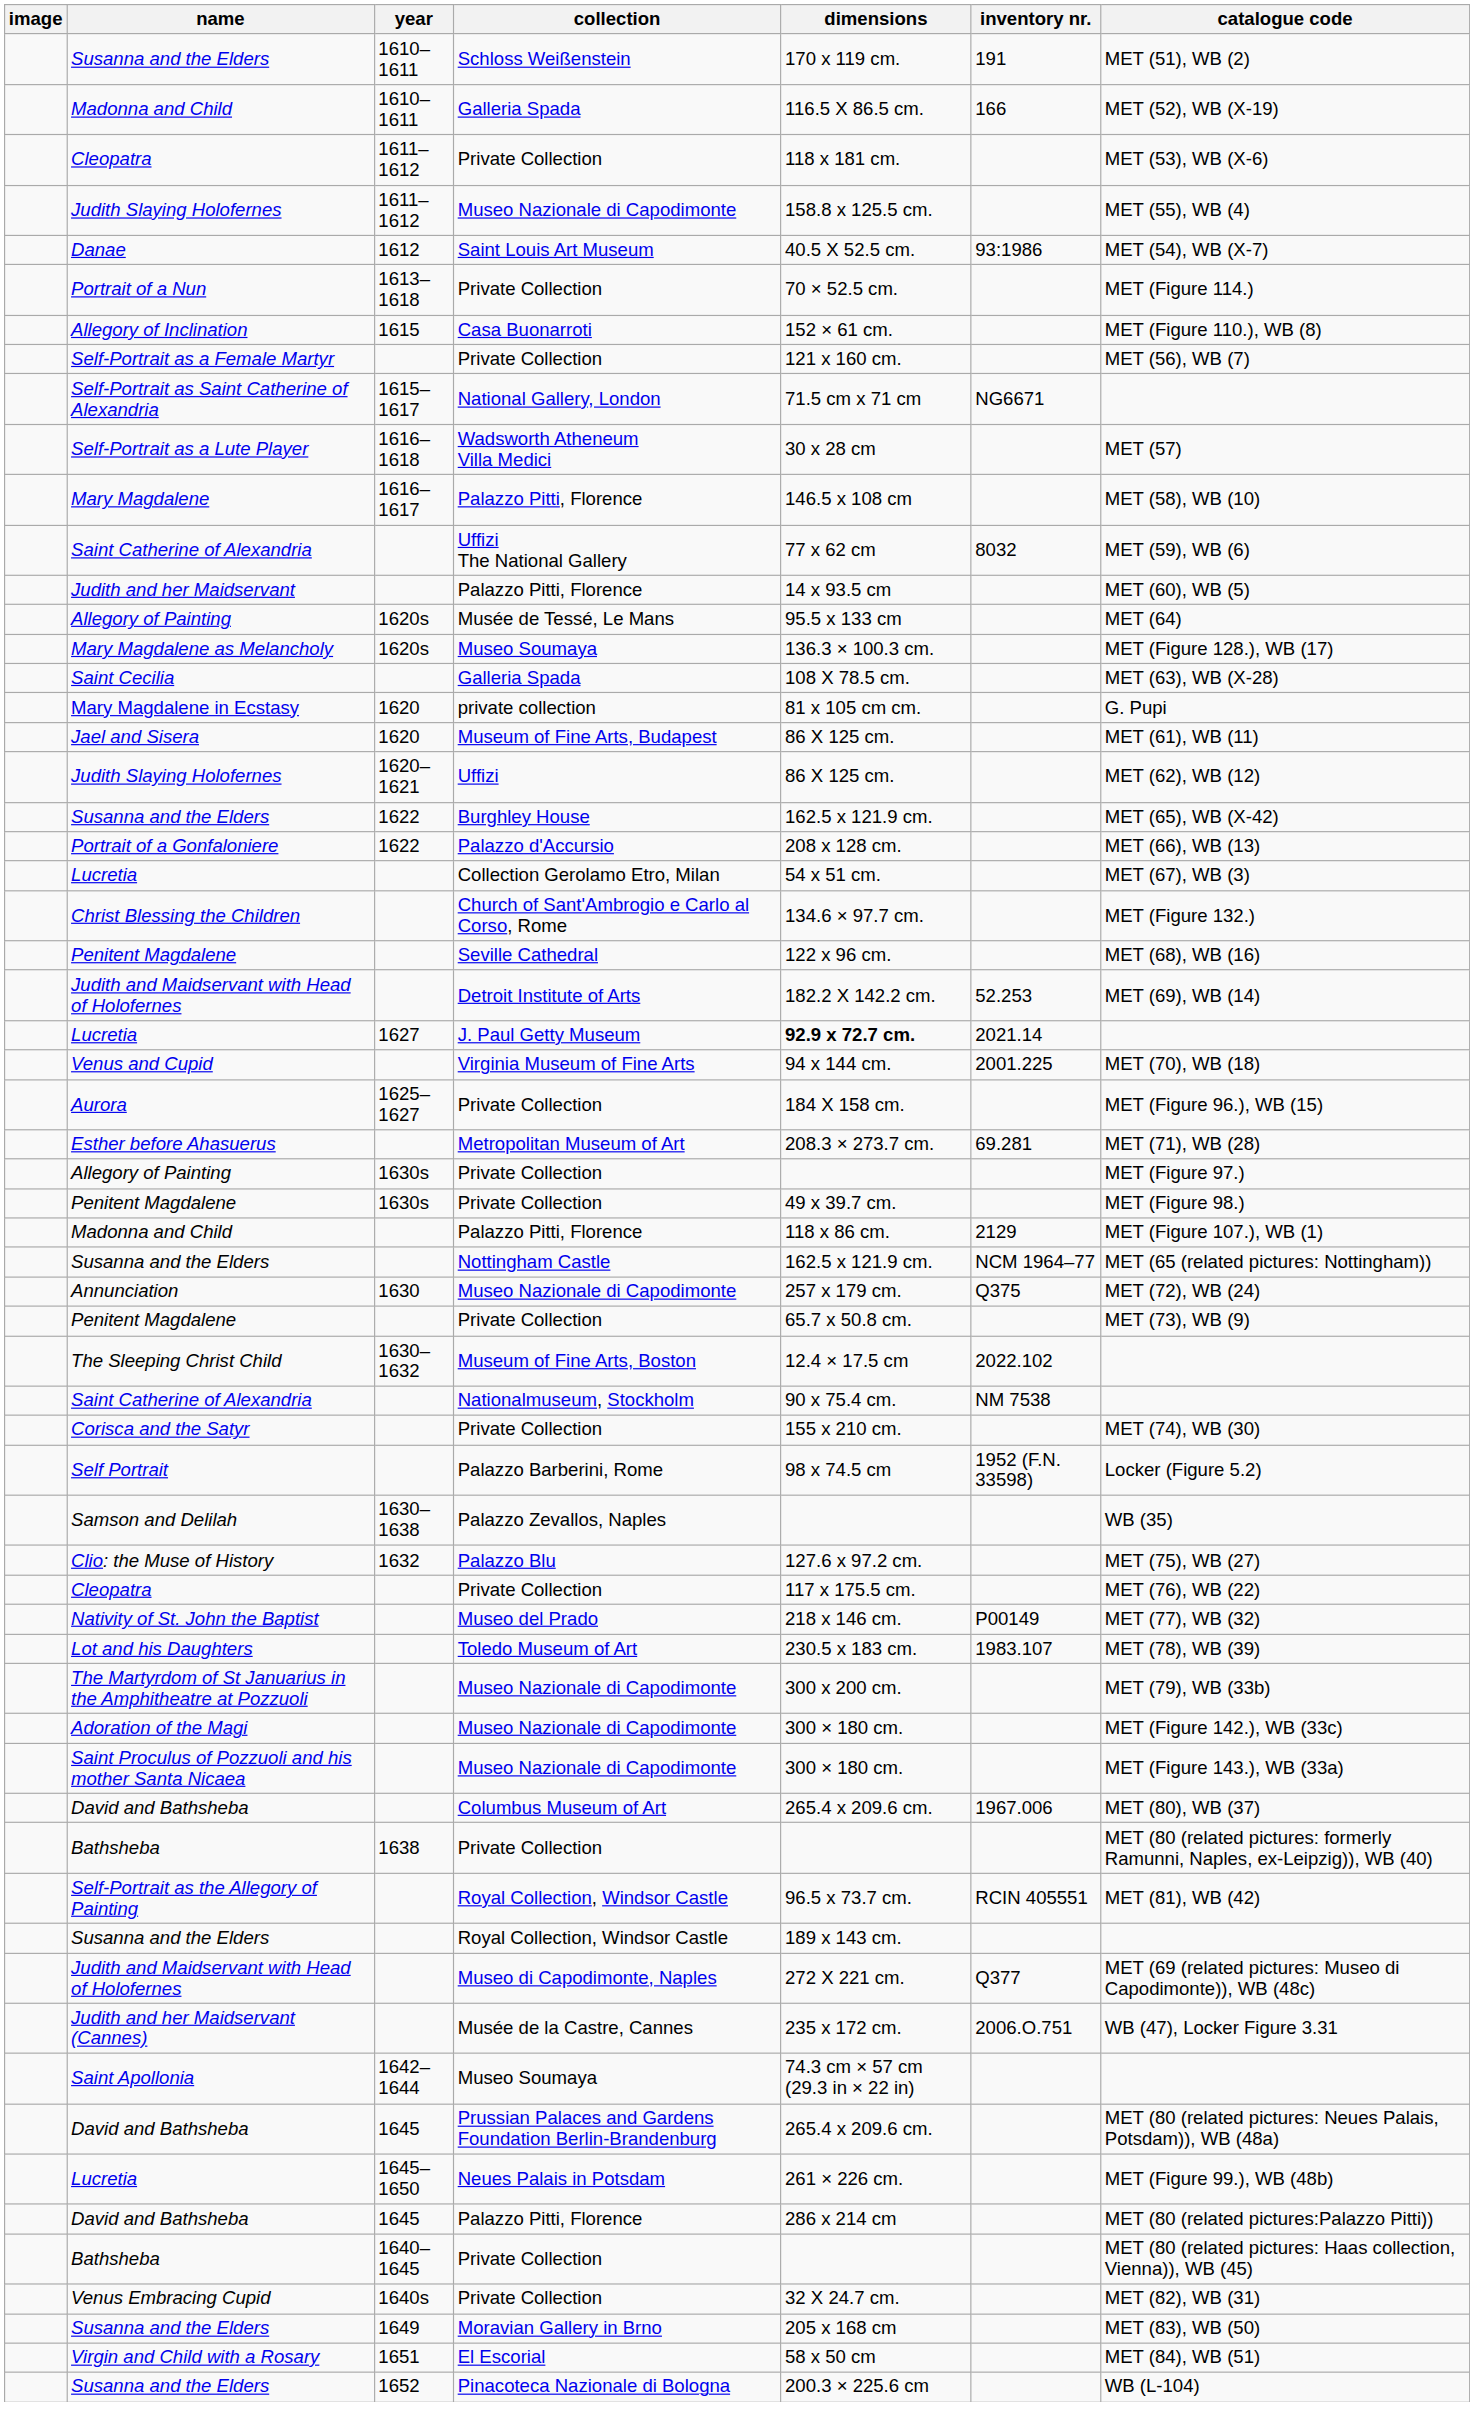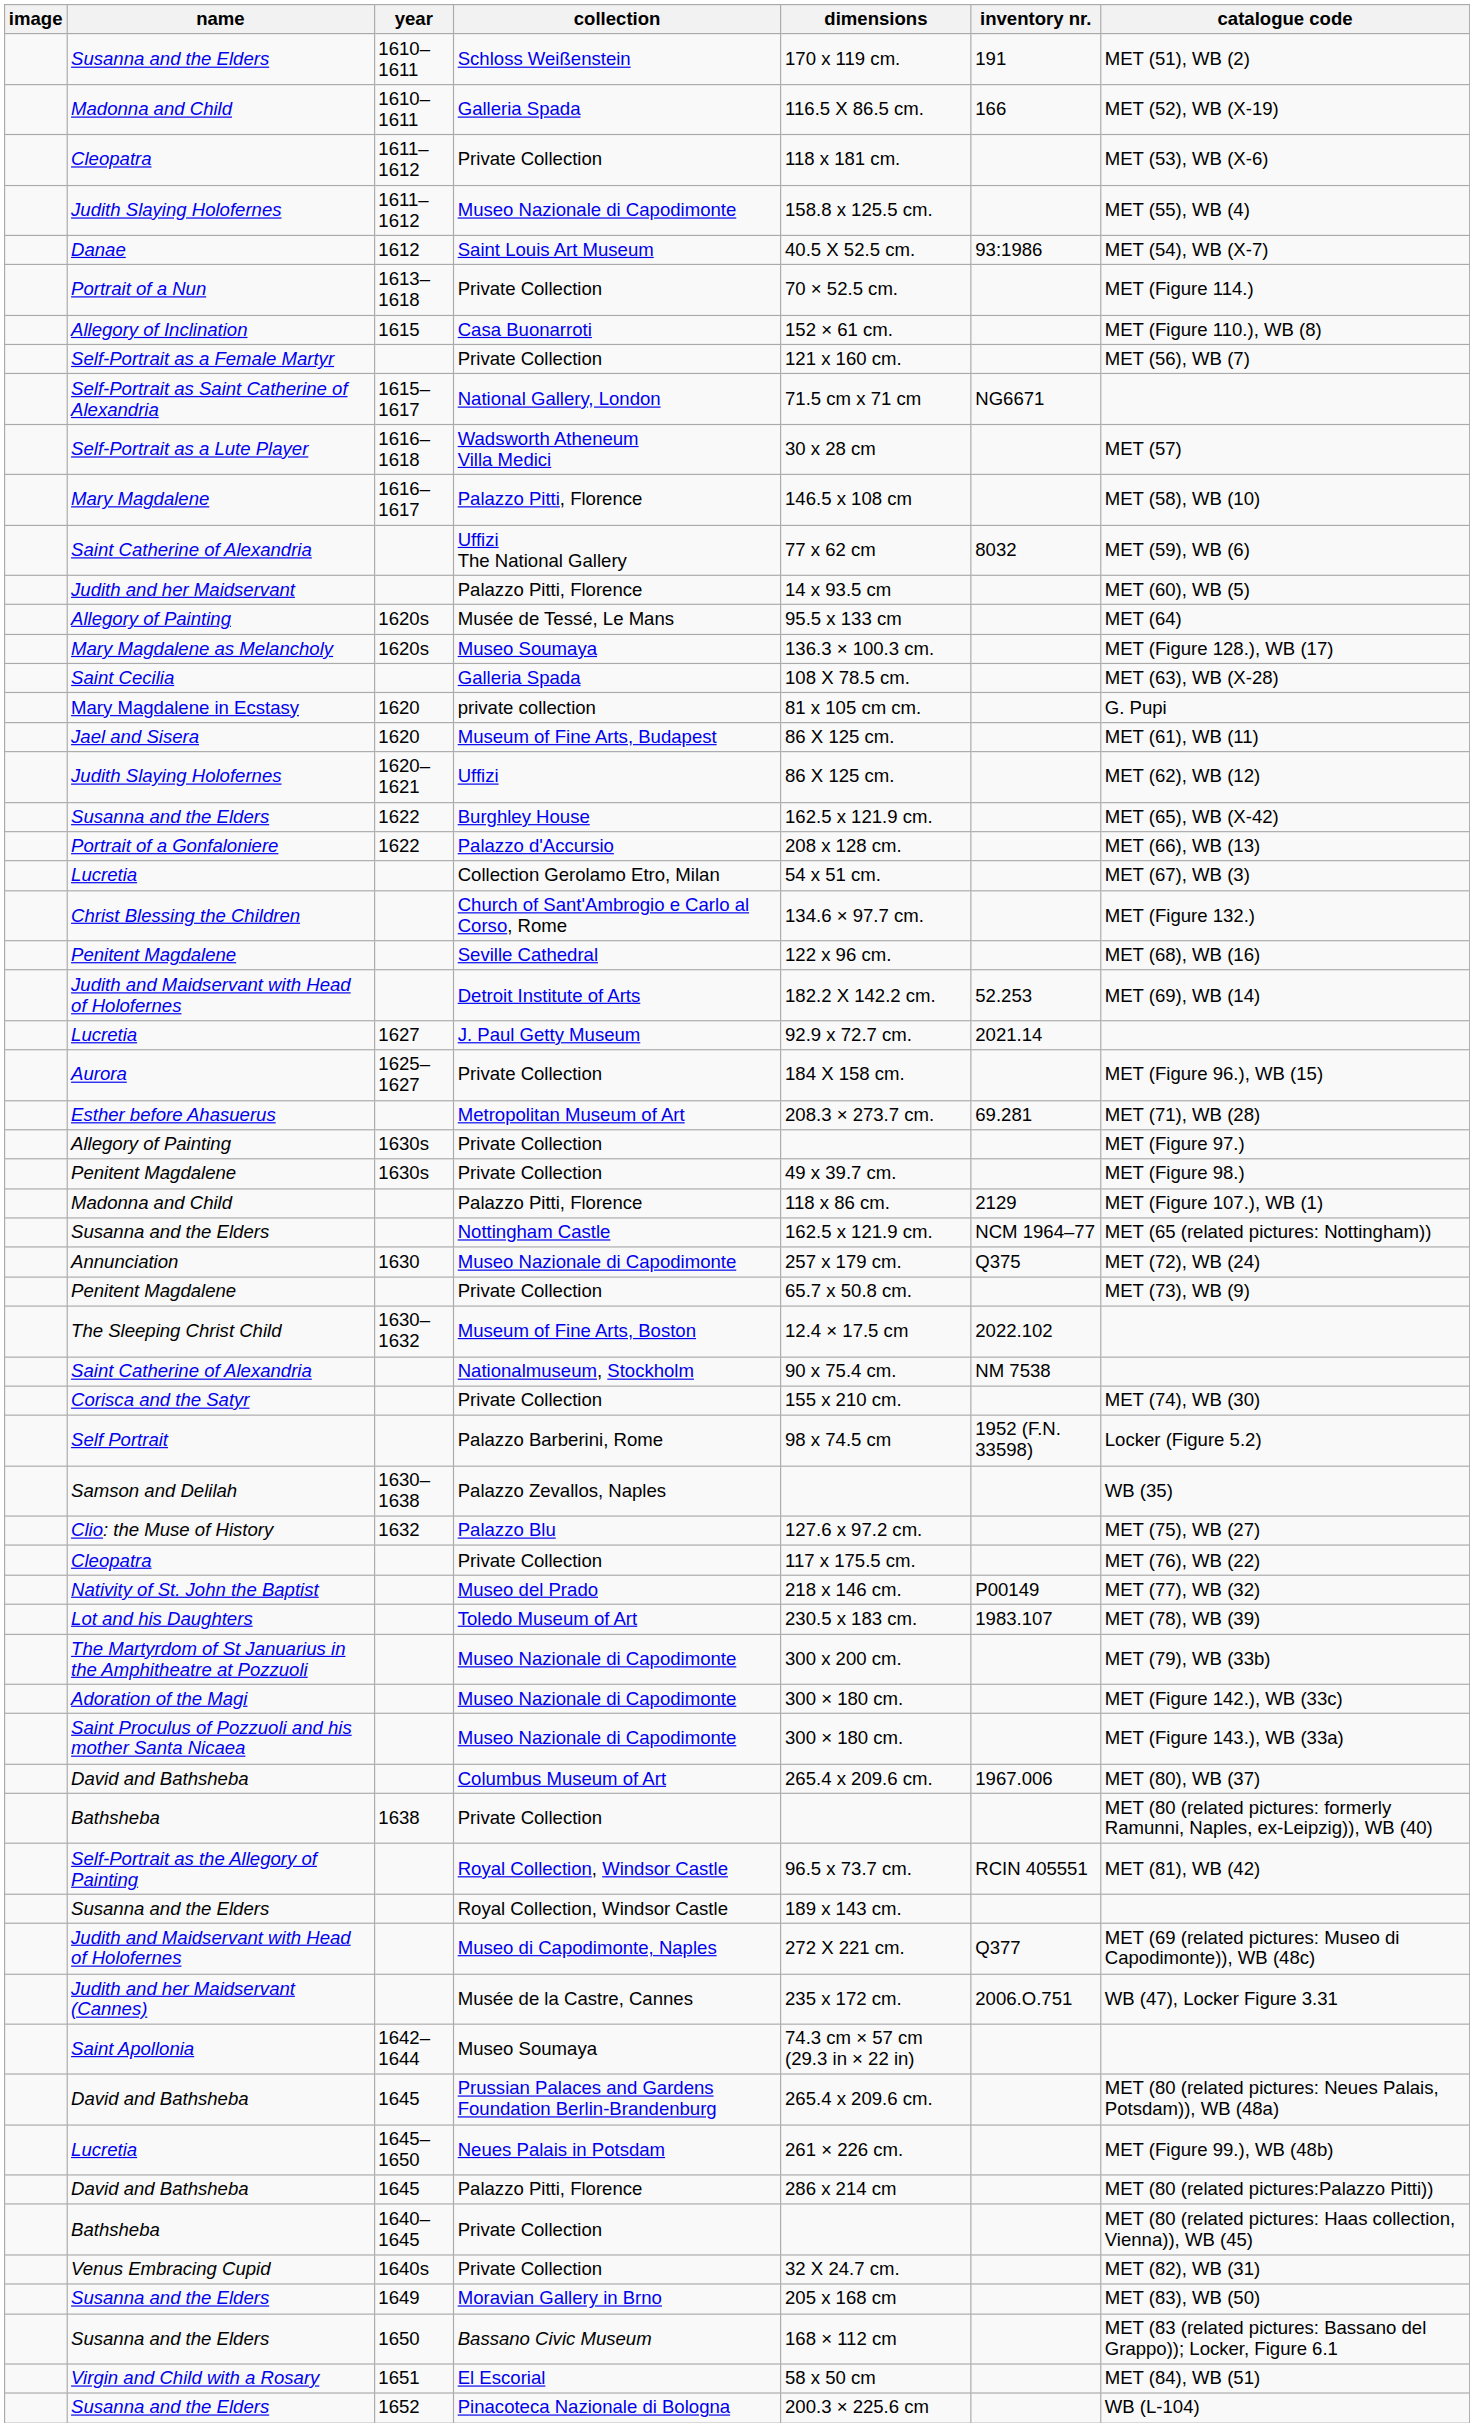(850, 1035) bold -> (848, 1035) normal
- row: (142, 1064)
+ row: (170, 2338)
